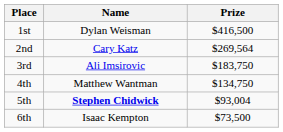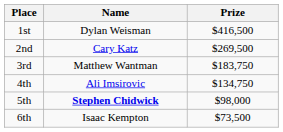(233, 48) $269,564 -> (233, 48) $269,500
(115, 65) Ali Imsirovic -> (115, 65) Matthew Wantman
(115, 83) Matthew Wantman -> (115, 83) Ali Imsirovic
(233, 100) $93,004 -> (233, 100) $98,000
